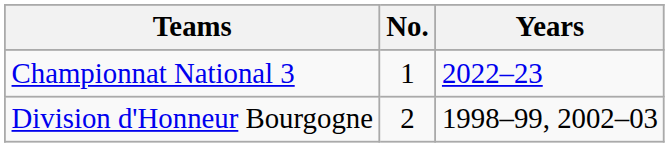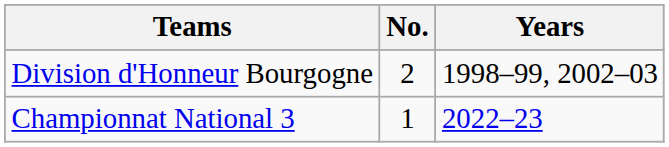rows swapped: (192, 118) <-> (153, 73)
